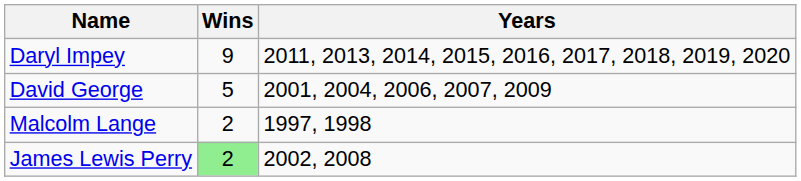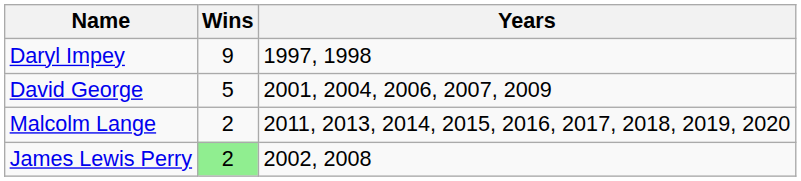(527, 55) 2011, 2013, 2014, 2015, 2016, 2017, 2018, 2019, 2020 -> (317, 55) 1997, 1998
(317, 124) 1997, 1998 -> (527, 124) 2011, 2013, 2014, 2015, 2016, 2017, 2018, 2019, 2020
